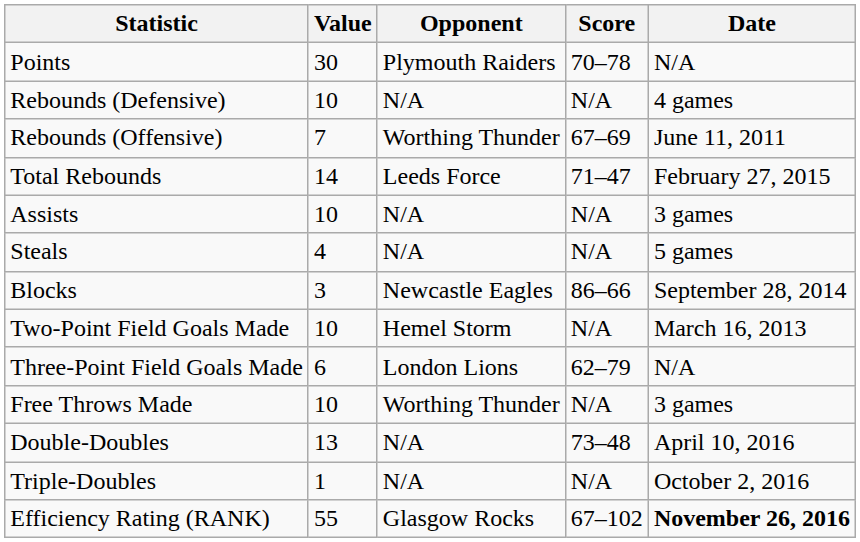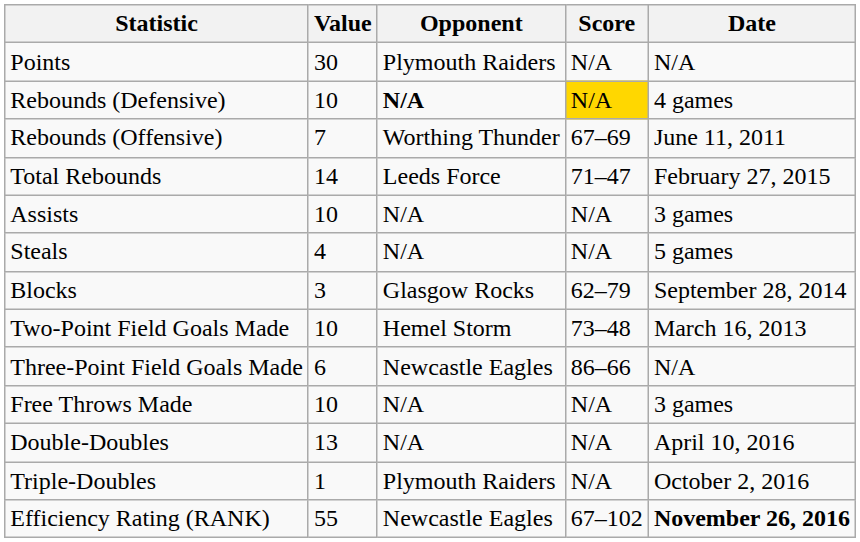(601, 61) 70–78 -> (591, 61) N/A
(403, 99) normal -> (403, 99) bold
(591, 99) no background -> (591, 99) gold background
(468, 289) Newcastle Eagles -> (458, 289) Glasgow Rocks
(601, 289) 86–66 -> (601, 289) 62–79
(591, 328) N/A -> (601, 328) 73–48
(450, 366) London Lions -> (468, 366) Newcastle Eagles
(601, 366) 62–79 -> (601, 366) 86–66
(471, 404) Worthing Thunder -> (403, 404) N/A
(601, 442) 73–48 -> (591, 442) N/A
(403, 480) N/A -> (469, 480) Plymouth Raiders
(458, 518) Glasgow Rocks -> (468, 518) Newcastle Eagles
